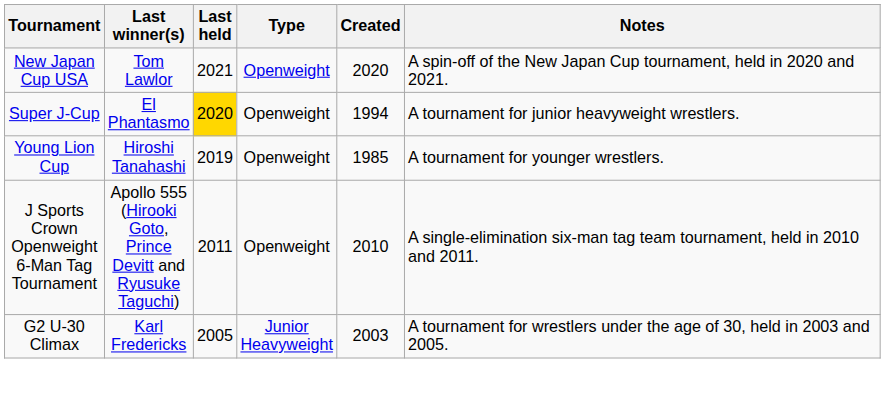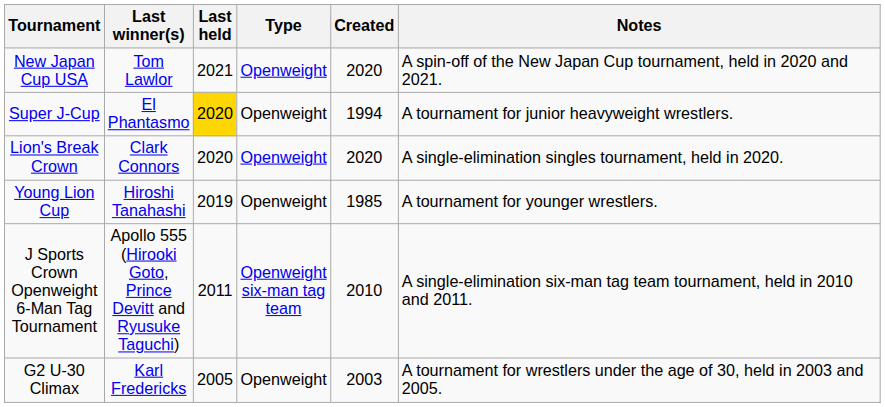+ row: (54, 157)
(287, 247) Openweight -> (284, 290) Openweight six-man tag team
(287, 336) Junior Heavyweight -> (284, 380) Openweight
